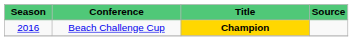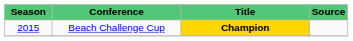(28, 28) 2016 -> (28, 28) 2015
